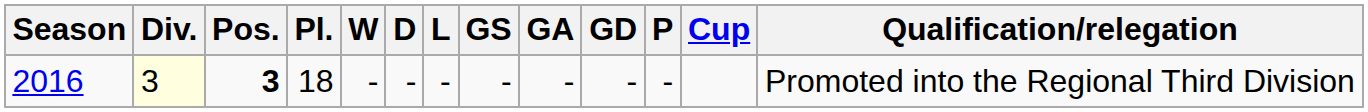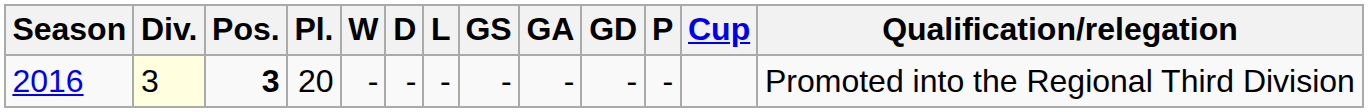(316, 80) 18 -> (316, 80) 20
